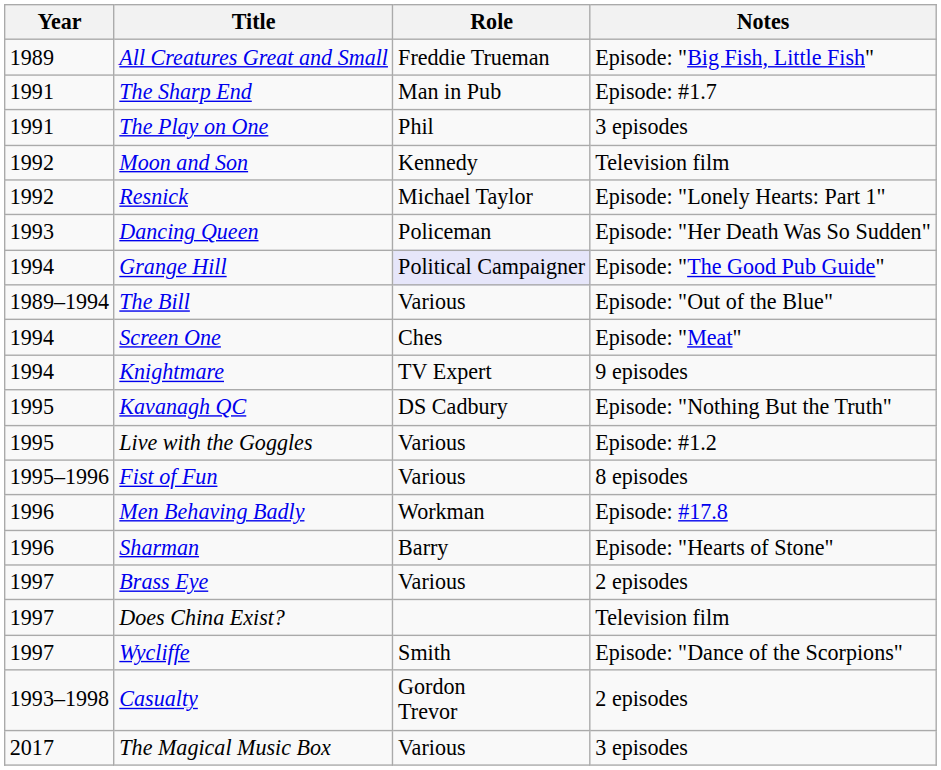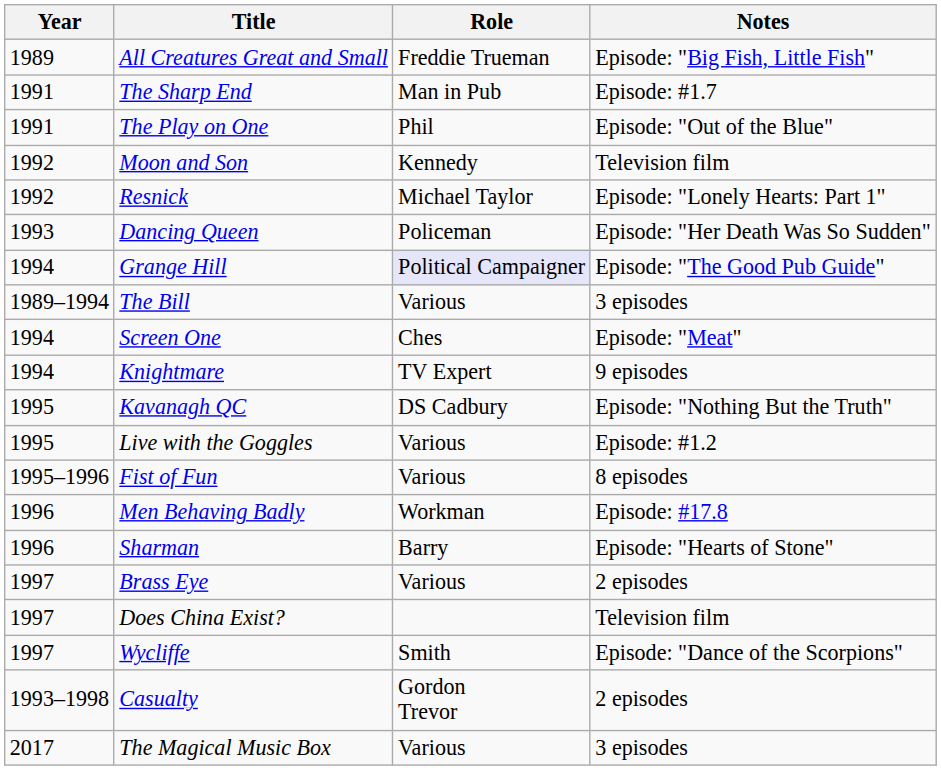(642, 127) 3 episodes -> (714, 127) Episode: "Out of the Blue"
(714, 302) Episode: "Out of the Blue" -> (642, 302) 3 episodes
